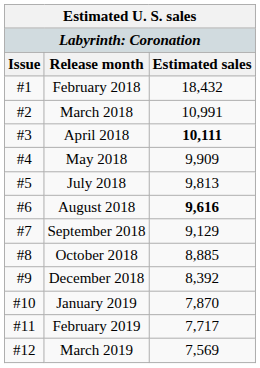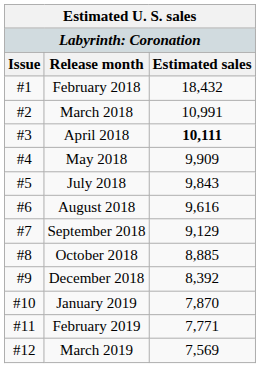(202, 183) 9,813 -> (202, 183) 9,843
(202, 207) bold -> (202, 207) normal
(202, 326) 7,717 -> (202, 326) 7,771
